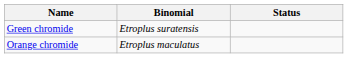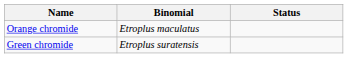rows swapped: (42, 45) <-> (40, 28)
